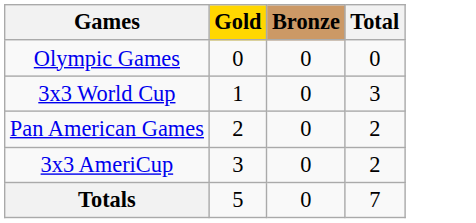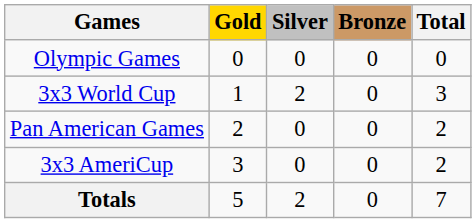+ column: (300, 22)
